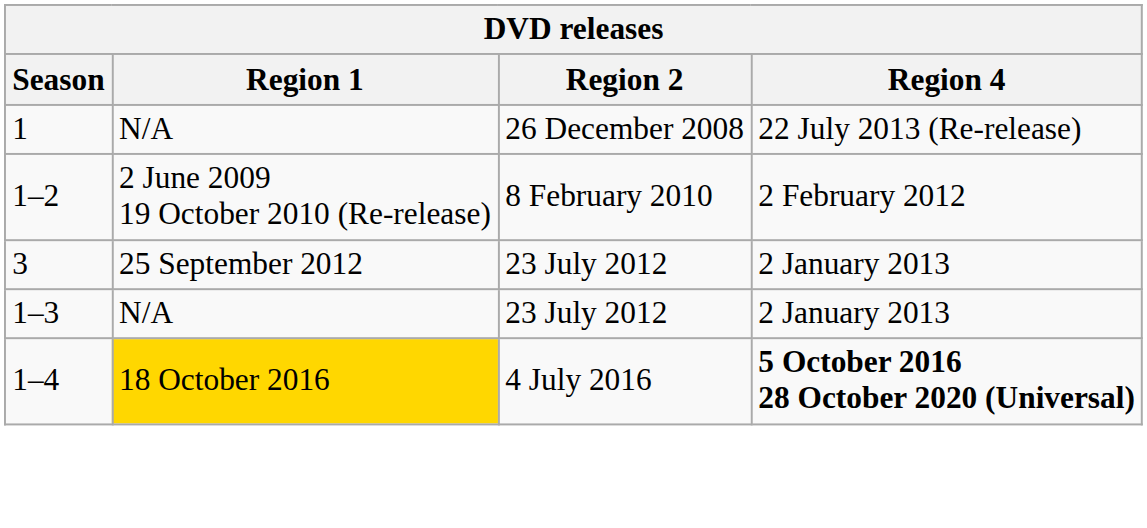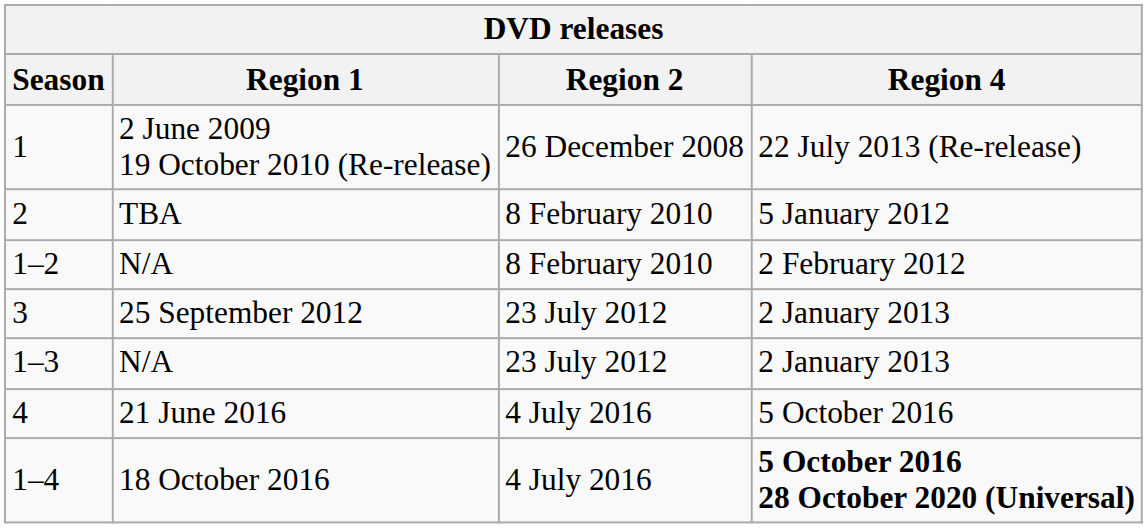(146, 128) N/A -> (305, 146) 2 June 2009 19 October 2010 (Re-release)
+ row: (20, 213)
(305, 196) 2 June 2009 19 October 2010 (Re-release) -> (146, 263) N/A
+ row: (20, 412)
(224, 380) gold background -> (224, 480) no background
